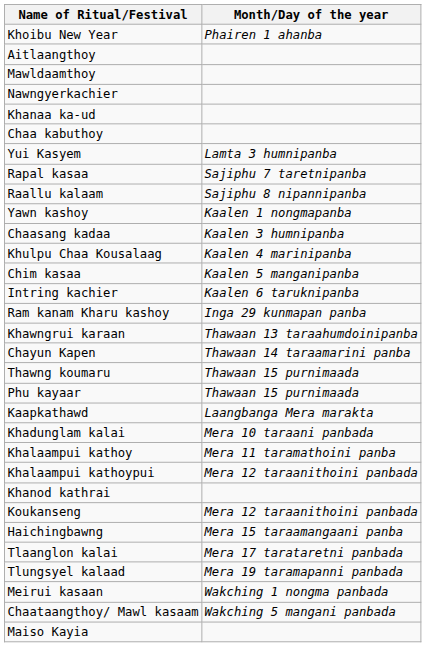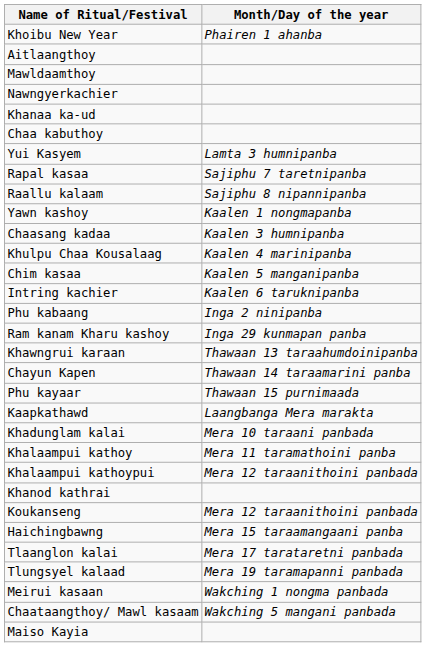+ row: (48, 313)
- row: (59, 373)
